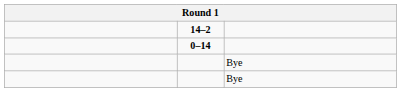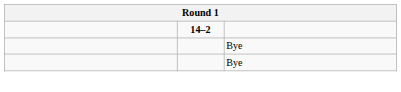- row: (200, 46)
